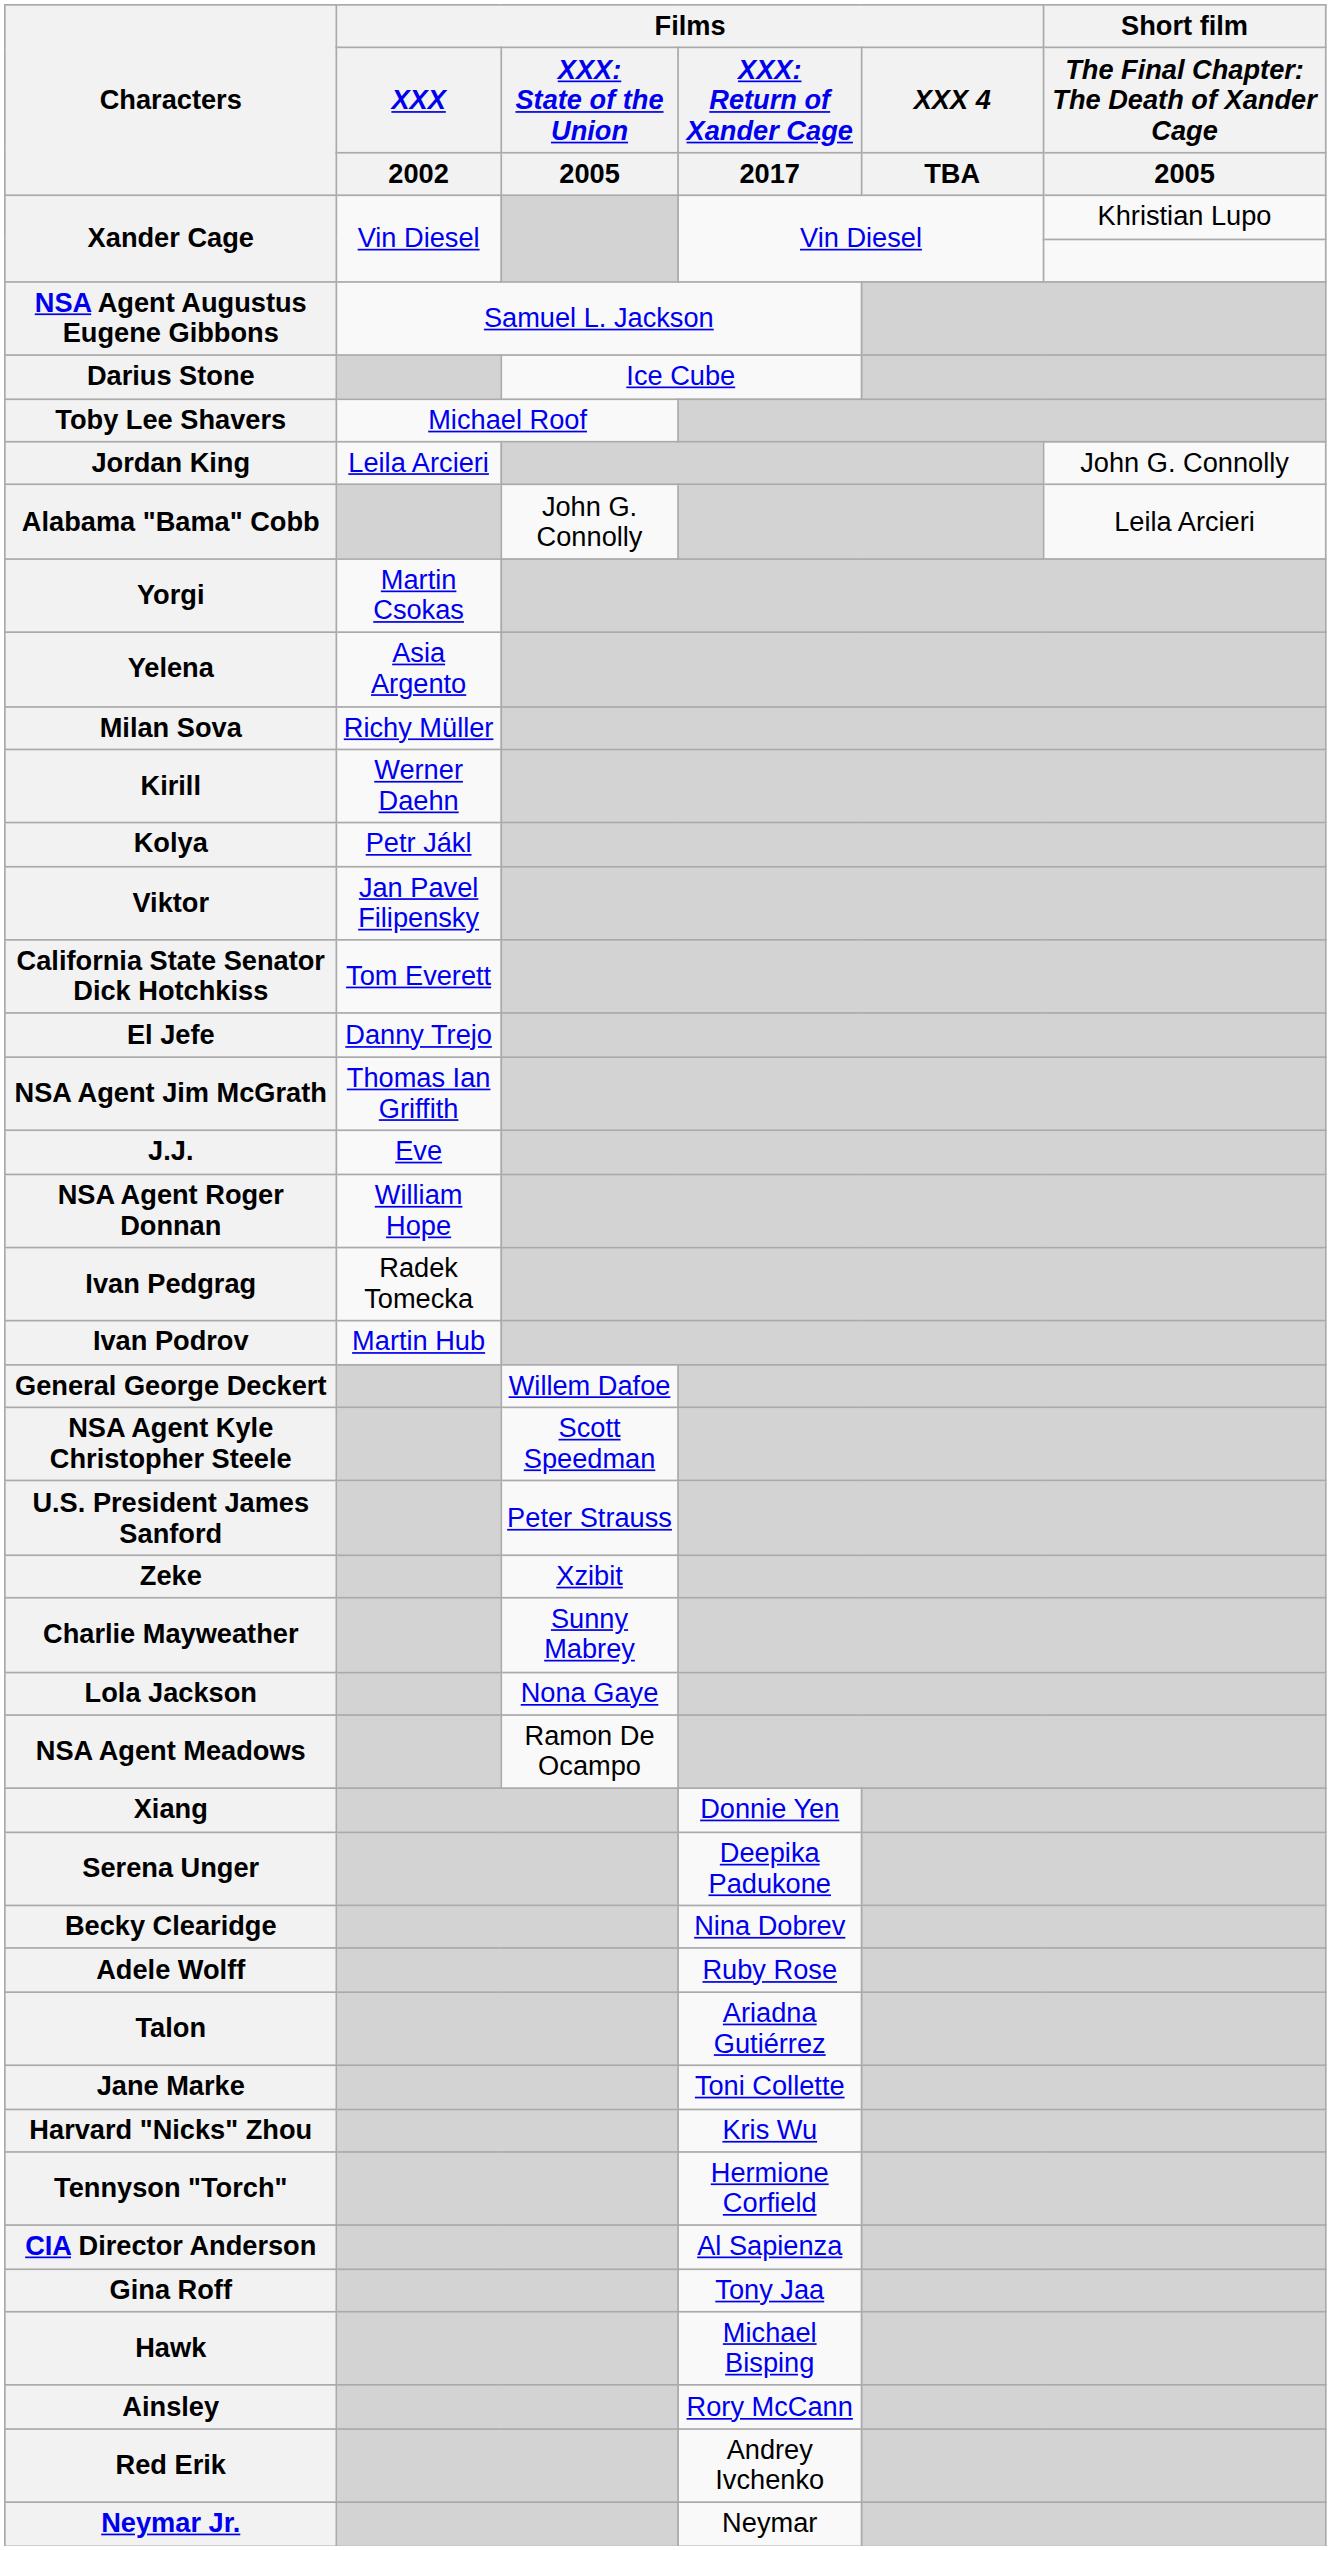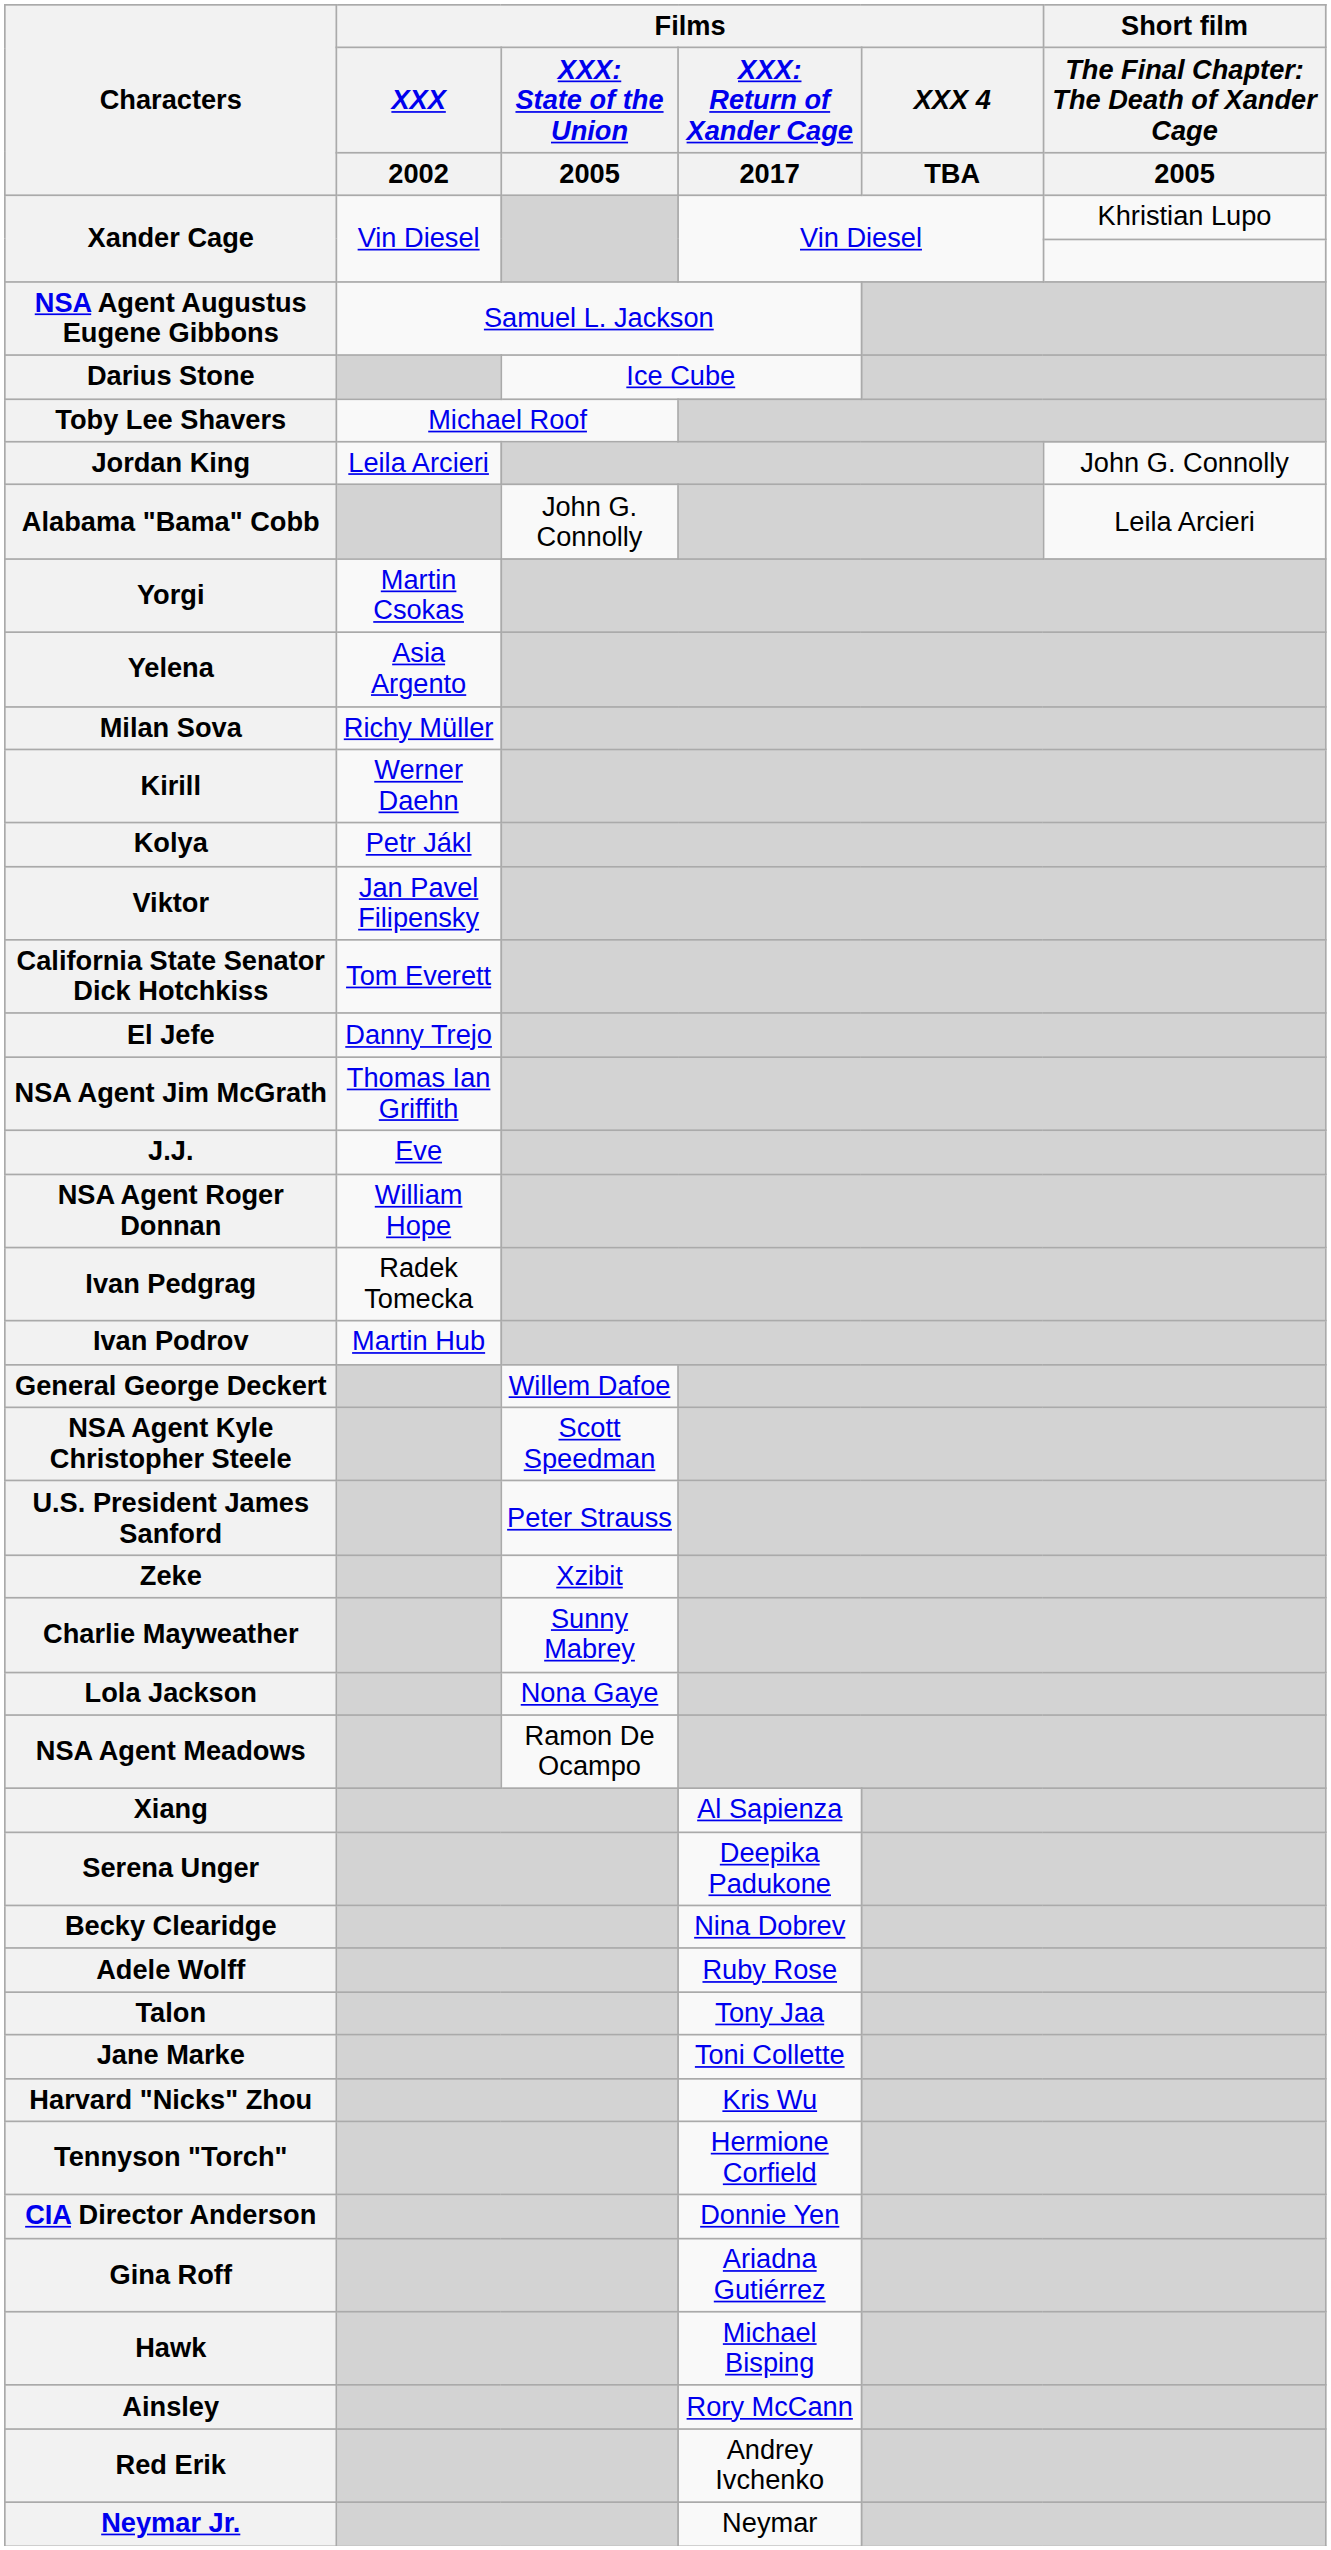(770, 1809) Donnie Yen -> (770, 1809) Al Sapienza
(770, 2028) Ariadna Gutiérrez -> (770, 2012) Tony Jaa
(770, 2246) Al Sapienza -> (770, 2216) Donnie Yen
(770, 2289) Tony Jaa -> (770, 2274) Ariadna Gutiérrez
